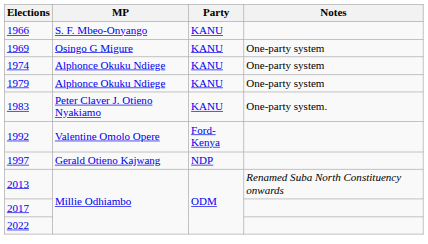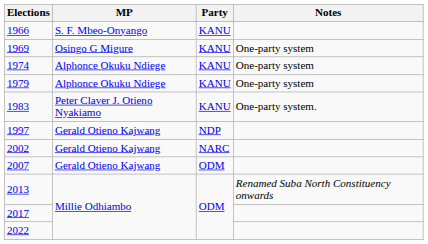- row: (18, 136)
+ row: (18, 148)
+ row: (18, 165)
